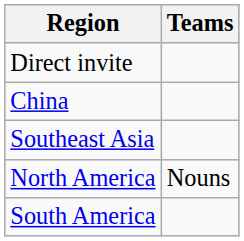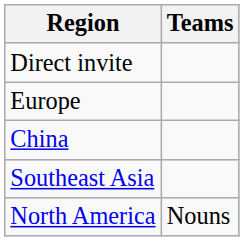+ row: (45, 100)
- row: (83, 216)
